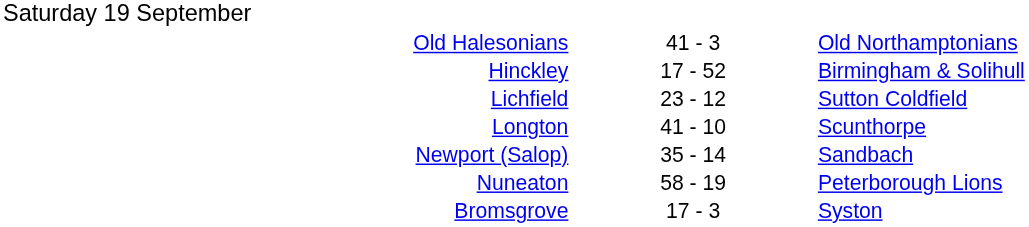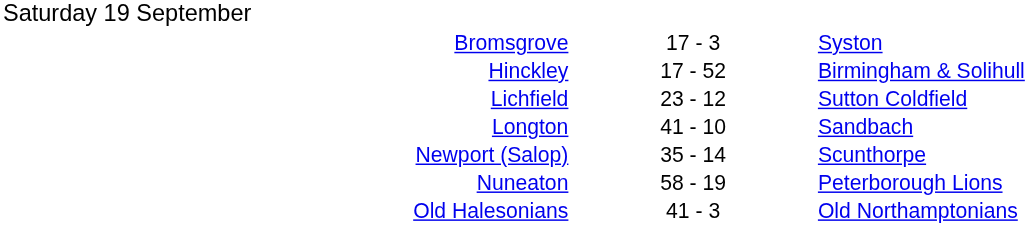rows swapped: (511, 211) <-> (491, 43)
(872, 127) Scunthorpe -> (866, 127) Sandbach
(866, 155) Sandbach -> (872, 155) Scunthorpe
